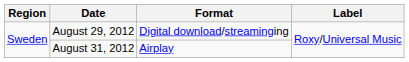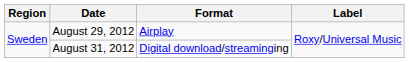(214, 31) Digital download/streaminging -> (156, 31) Airplay
(156, 48) Airplay -> (214, 48) Digital download/streaminging
